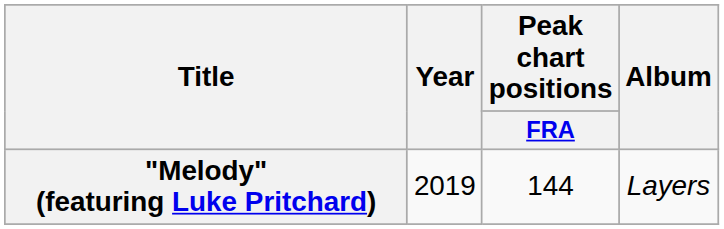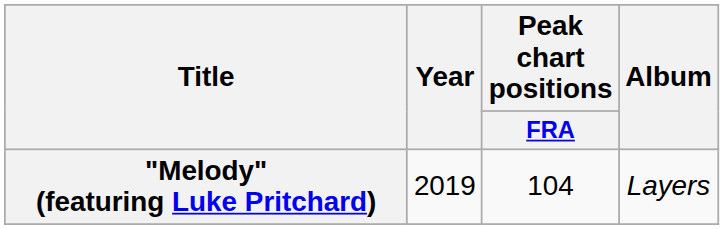(551, 186) 144 -> (551, 186) 104
